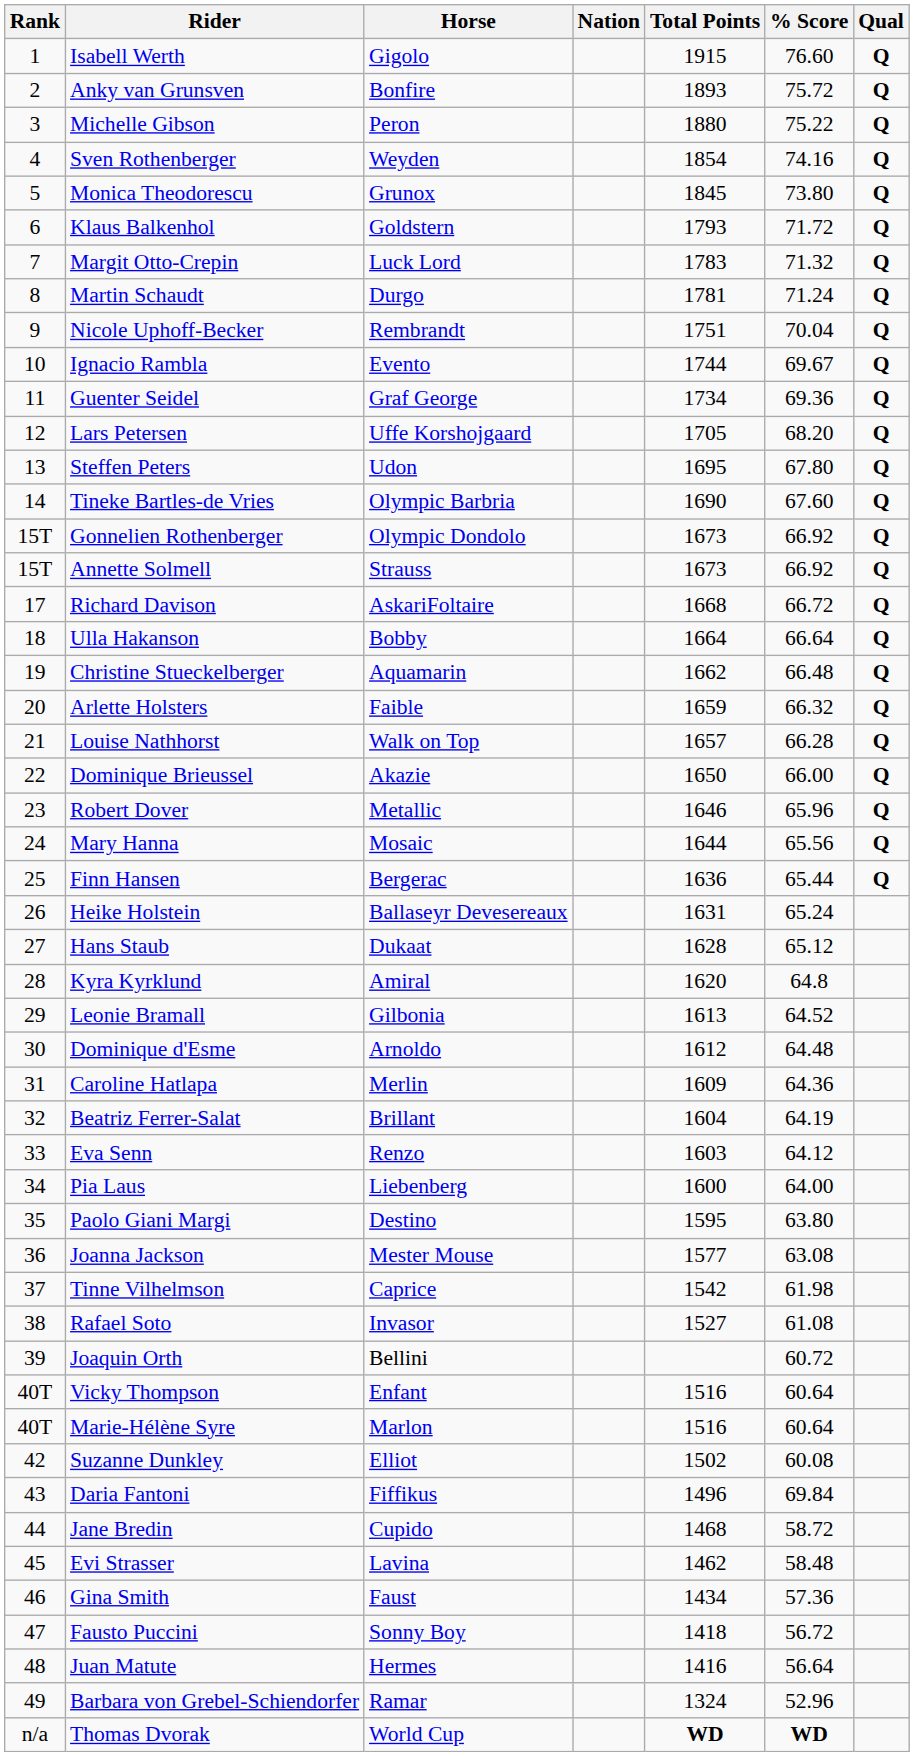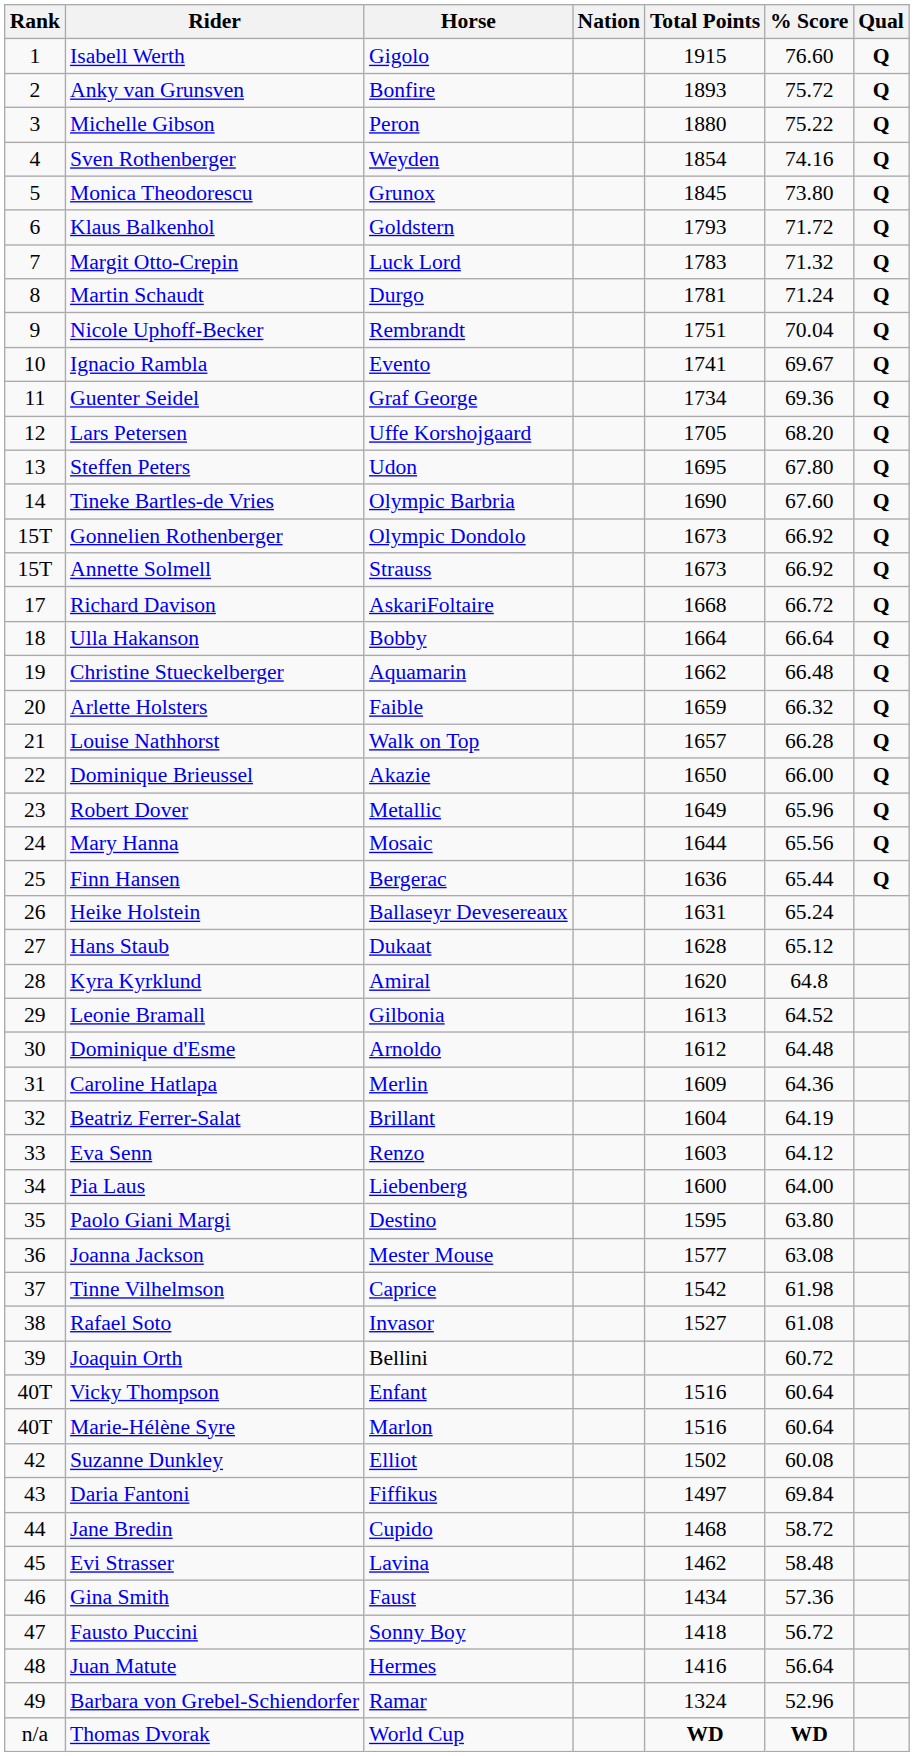(705, 364) 1744 -> (705, 364) 1741
(705, 809) 1646 -> (705, 809) 1649
(705, 1494) 1496 -> (705, 1494) 1497
